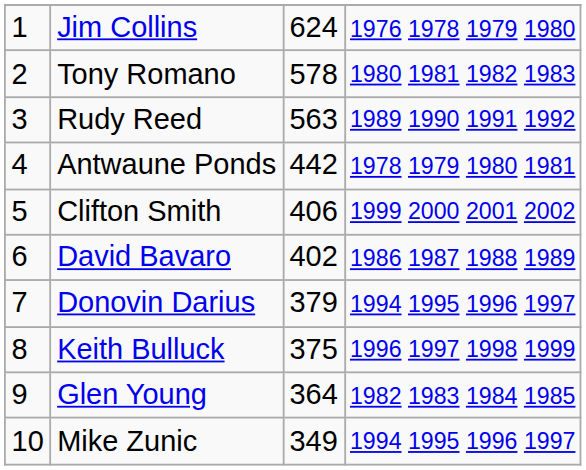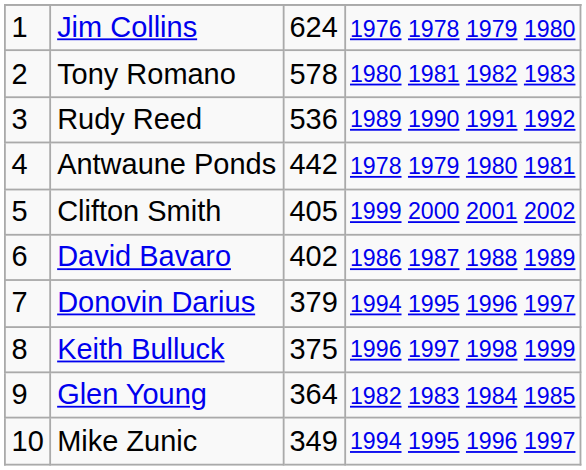(314, 119) 563 -> (314, 119) 536
(314, 211) 406 -> (314, 211) 405
